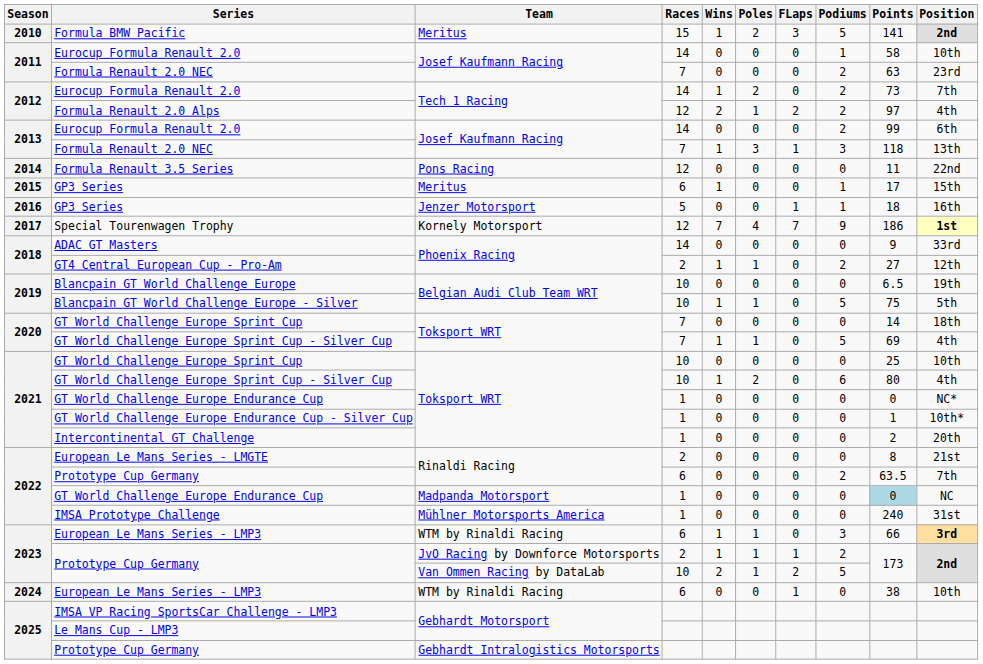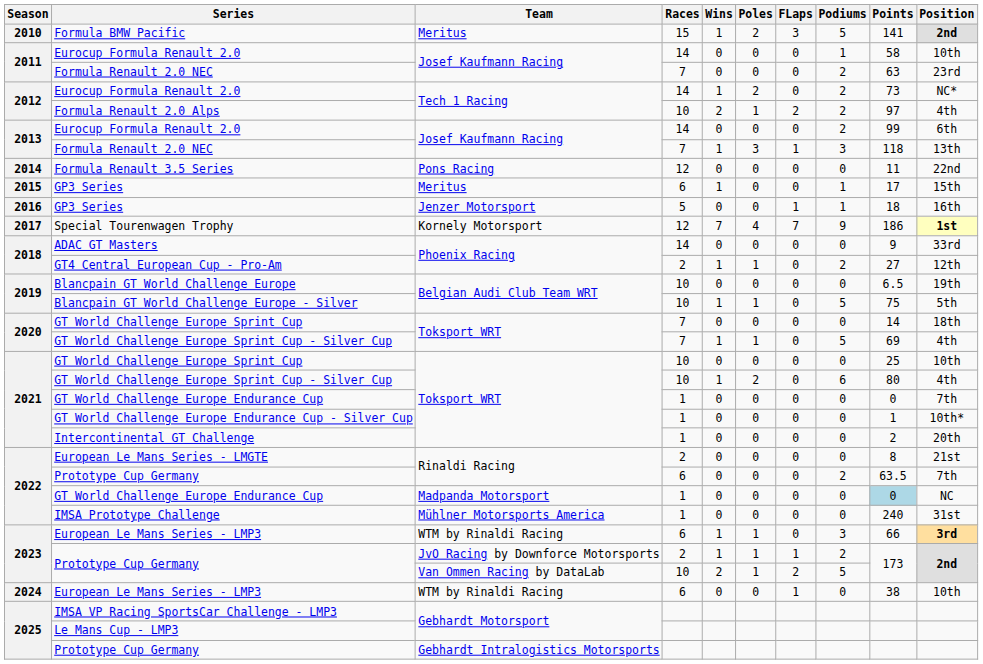(947, 91) 7th -> (947, 91) NC*
(682, 110) 12 -> (682, 110) 10
(947, 399) NC* -> (947, 399) 7th
